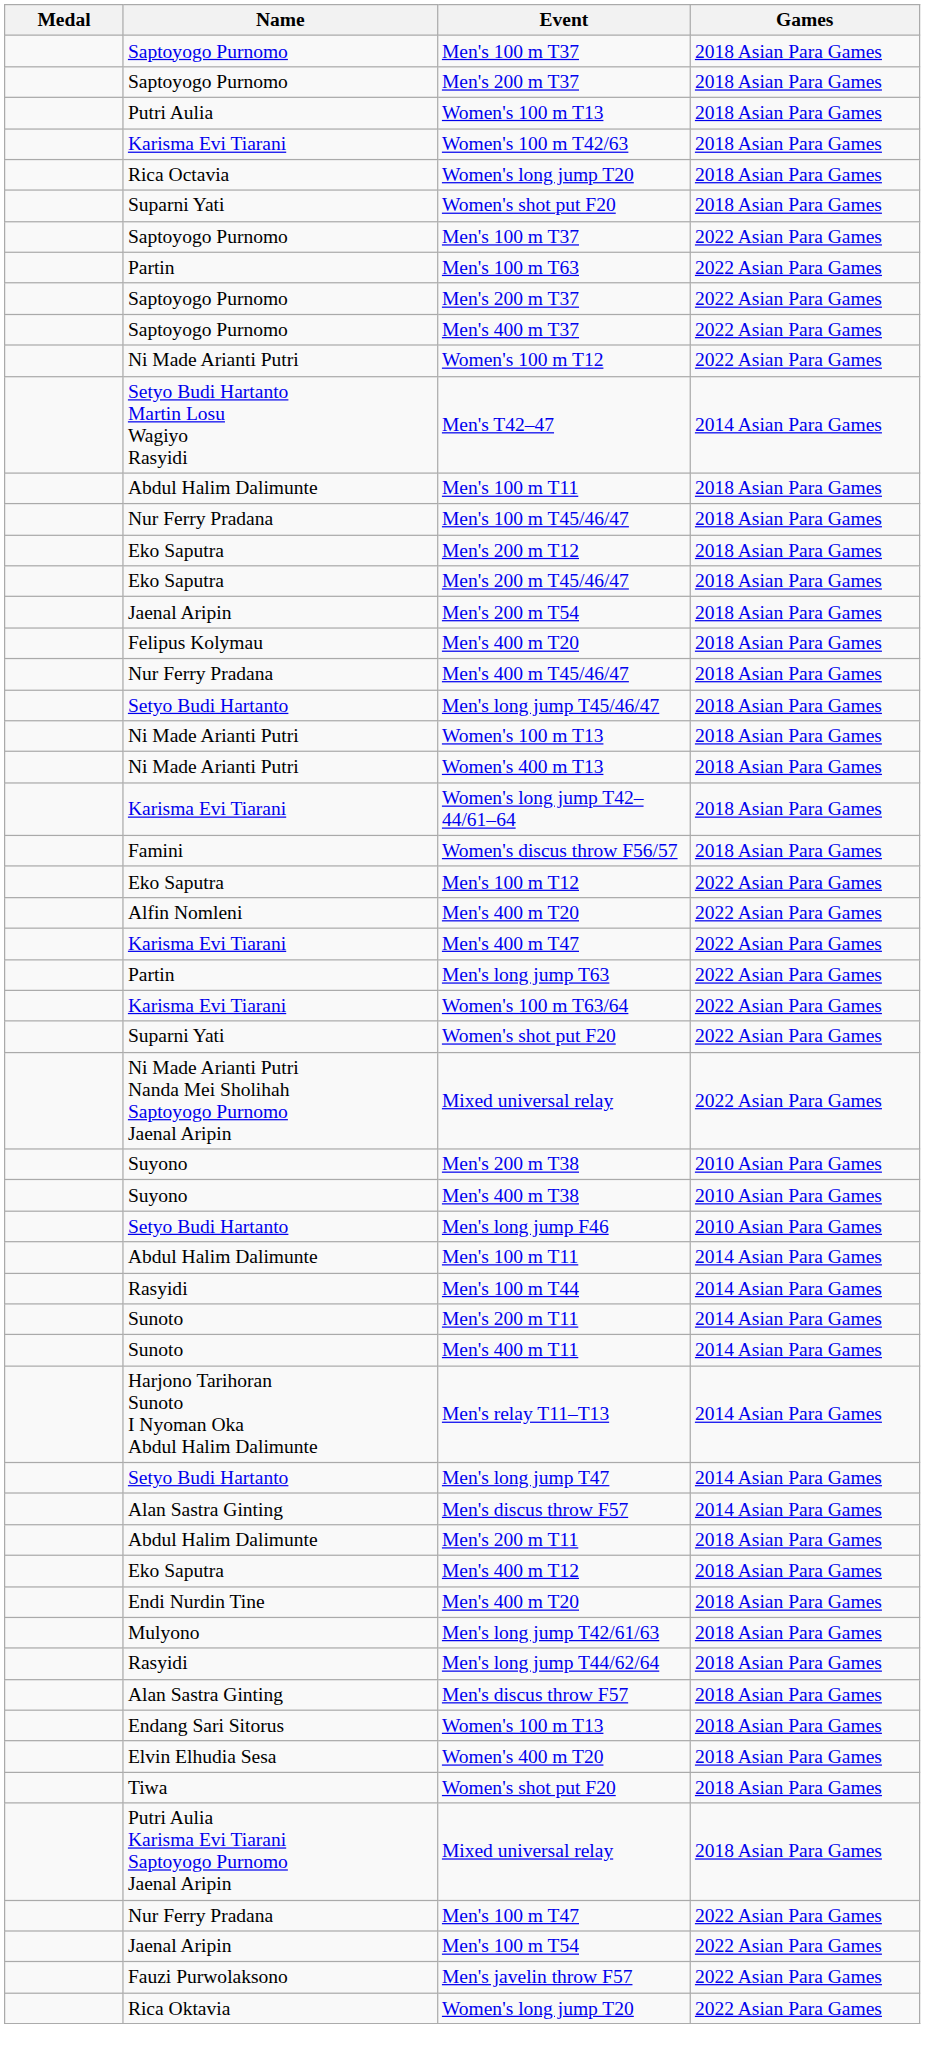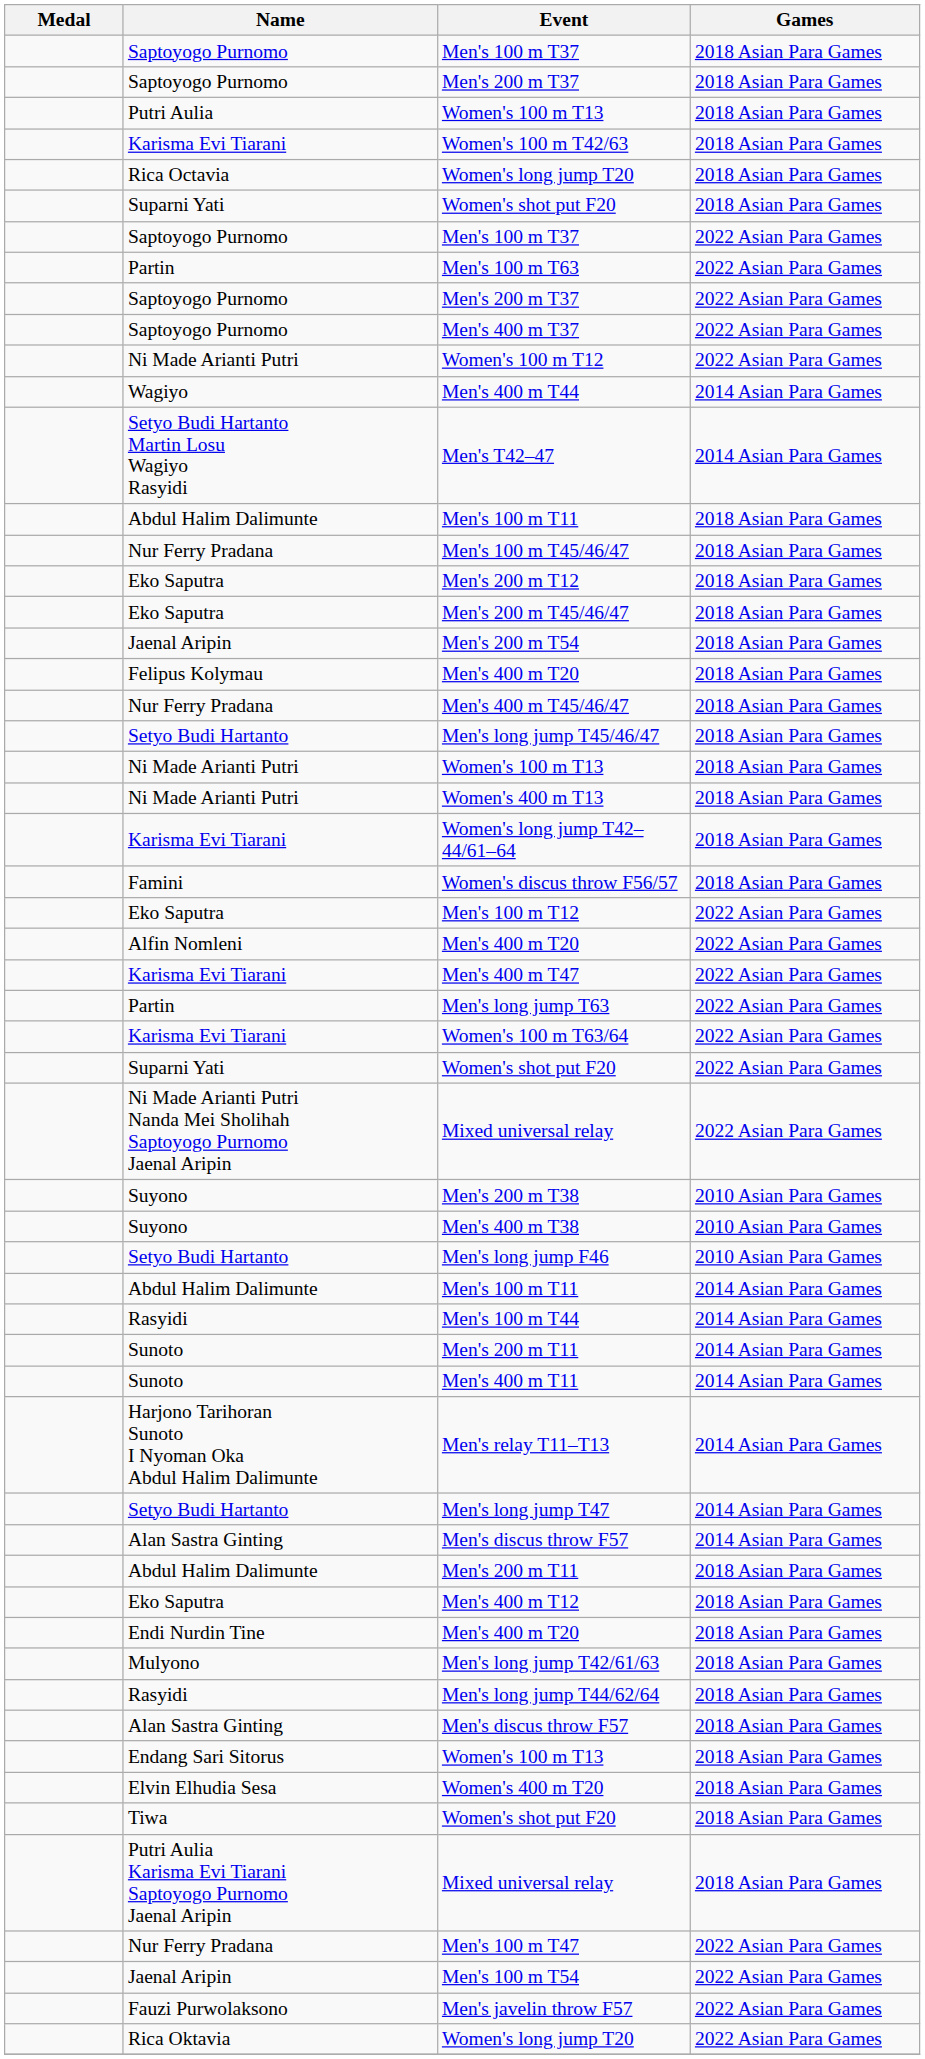+ row: (510, 391)
